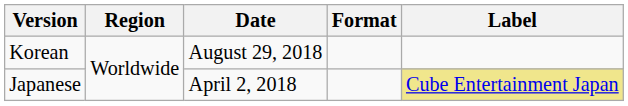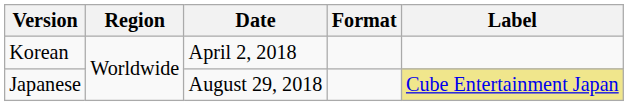(256, 52) August 29, 2018 -> (243, 52) April 2, 2018
(243, 84) April 2, 2018 -> (256, 84) August 29, 2018
